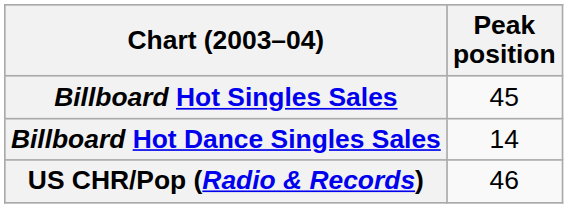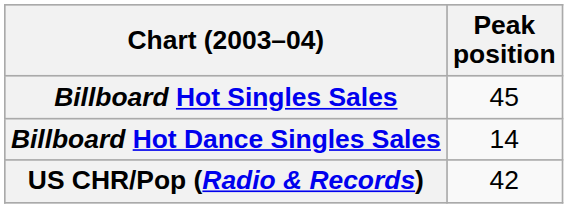(504, 180) 46 -> (504, 180) 42
